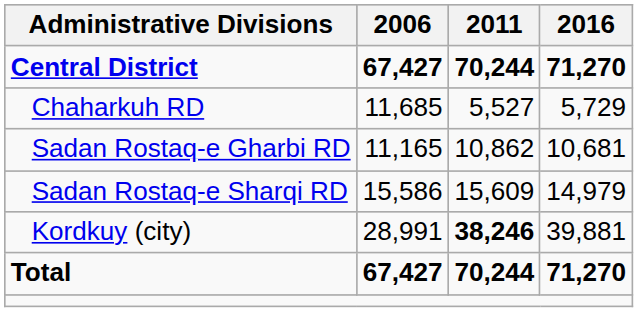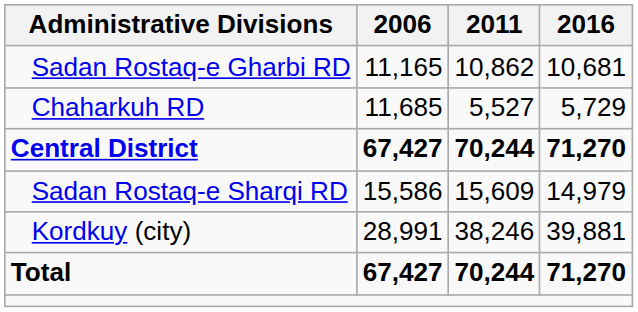rows swapped: (104, 66) <-> (191, 149)
(494, 231) bold -> (494, 231) normal
